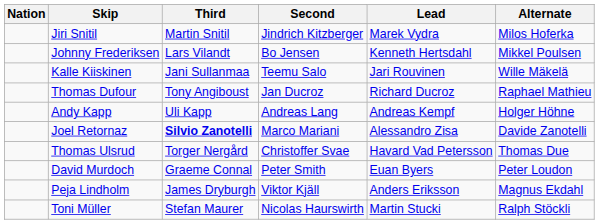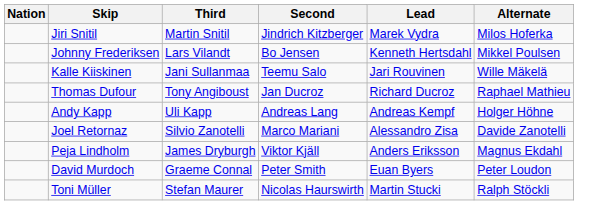(209, 131) bold -> (205, 131) normal
- row: (93, 151)
rows swapped: (93, 170) <-> (90, 190)
